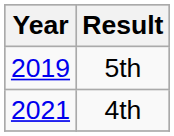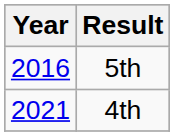(40, 67) 2019 -> (40, 67) 2016
